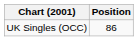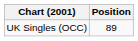(111, 28) 86 -> (111, 28) 89
